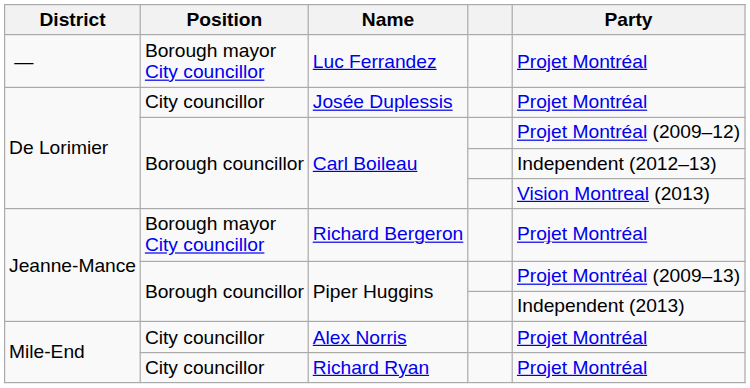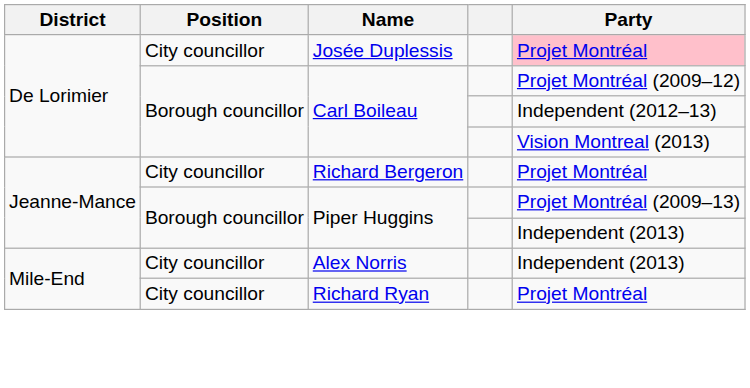- row: (21, 60)
(582, 102) no background -> (582, 50) pink background
(211, 234) Borough mayor City councillor -> (205, 171) City councillor
(582, 336) Projet Montréal -> (601, 263) Independent (2013)
